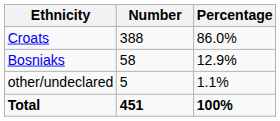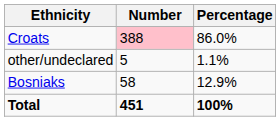(132, 37) no background -> (132, 37) pink background
rows swapped: (36, 60) <-> (61, 82)
